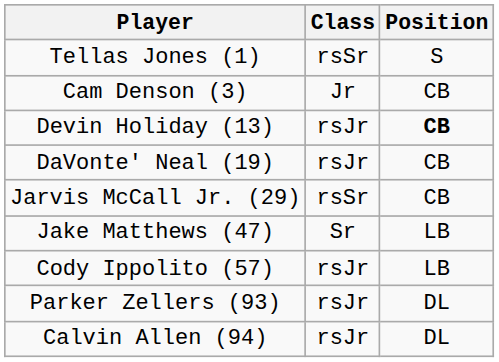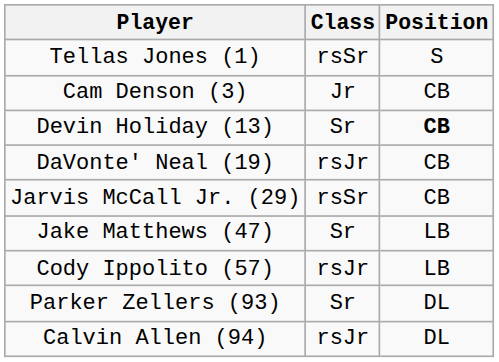(343, 128) rsJr -> (343, 128) Sr
(343, 304) rsJr -> (343, 304) Sr
